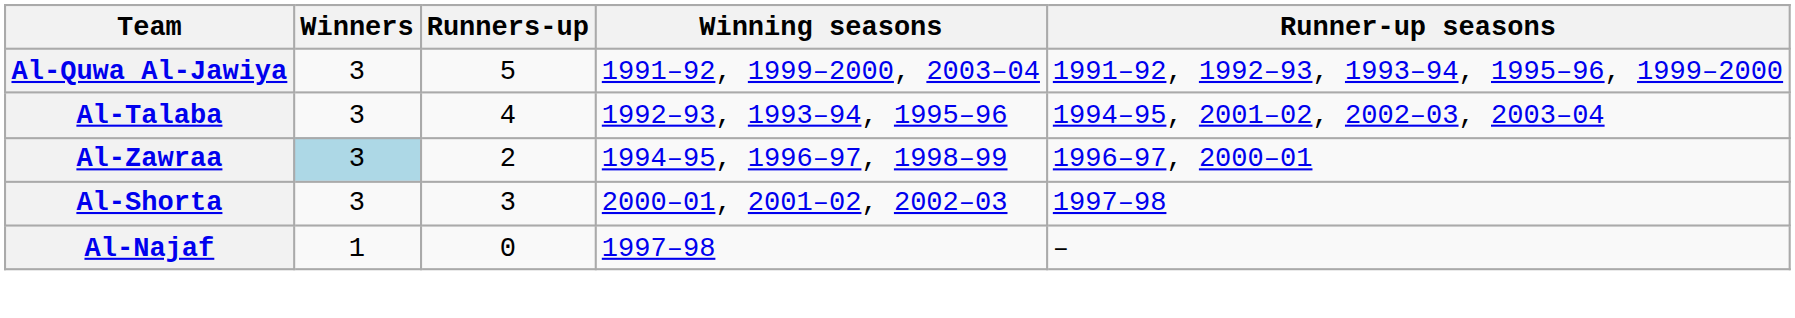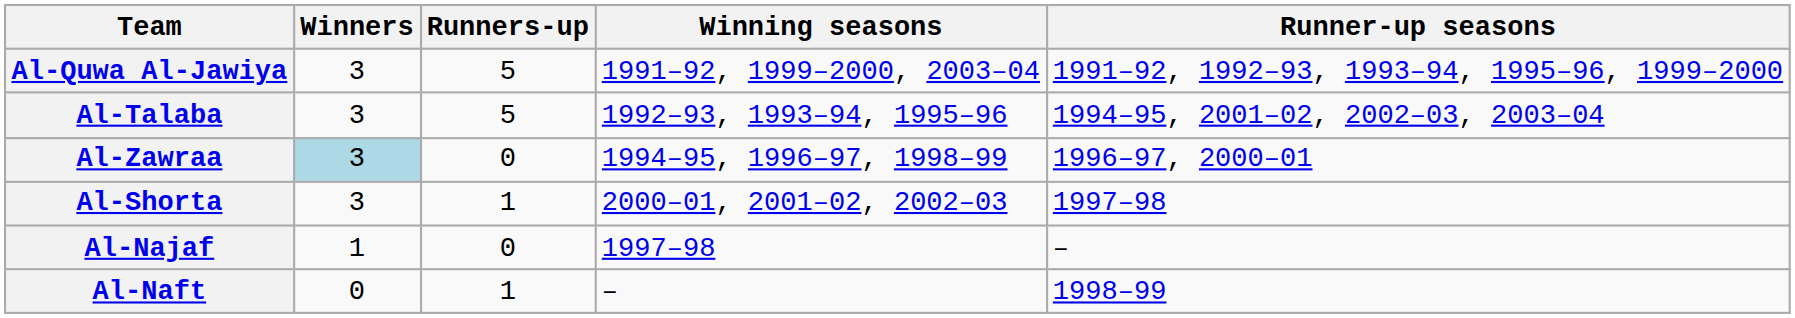(508, 115) 4 -> (508, 115) 5
(508, 159) 2 -> (508, 159) 0
(508, 203) 3 -> (508, 203) 1
+ row: (149, 291)
